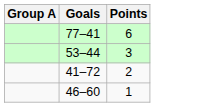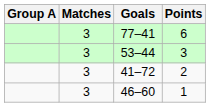+ column: (86, 14)
